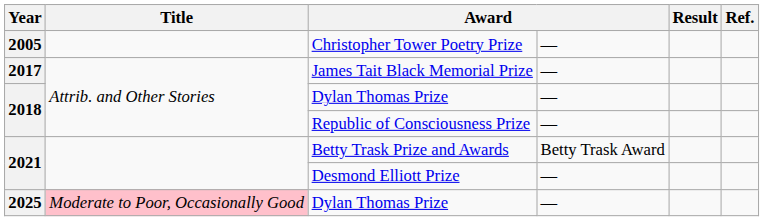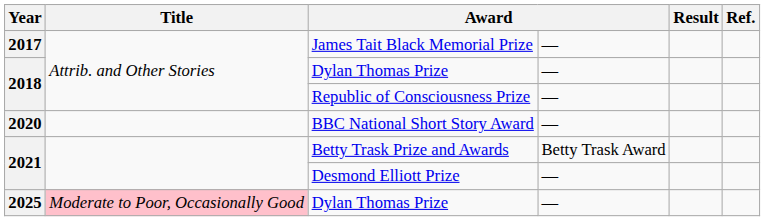- row: (25, 44)
+ row: (25, 123)
